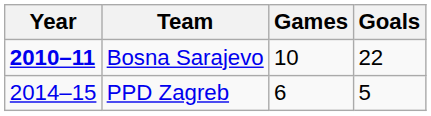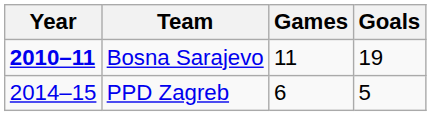(286, 57) 10 -> (285, 57) 11
(371, 57) 22 -> (371, 57) 19
